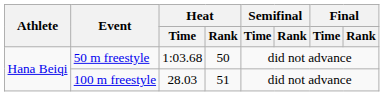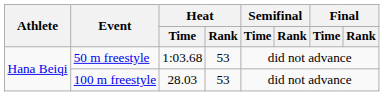(223, 58) 50 -> (223, 58) 53
(223, 80) 51 -> (223, 80) 53
